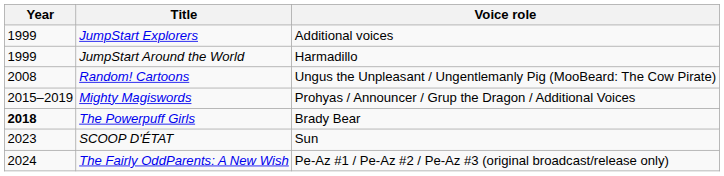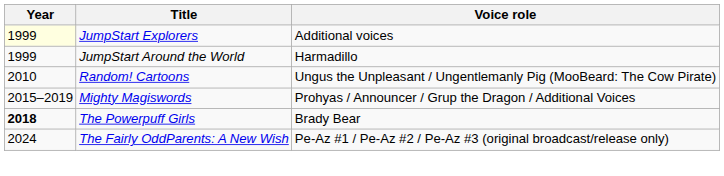(22, 35) no background -> (22, 35) lightyellow background
(22, 77) 2008 -> (22, 77) 2010
- row: (126, 139)
